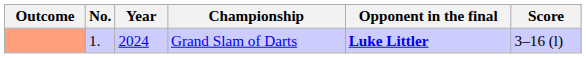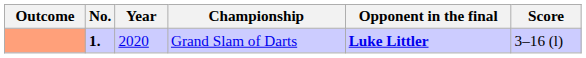(95, 40) normal -> (95, 40) bold
(134, 40) 2024 -> (134, 40) 2020
